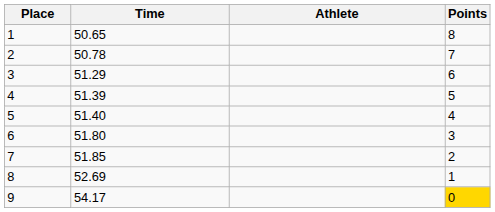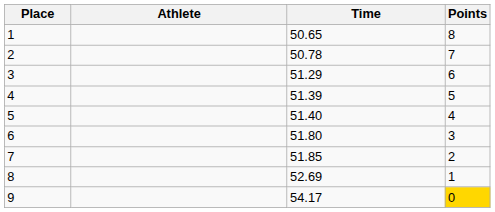columns swapped: (337, 14) <-> (150, 14)
